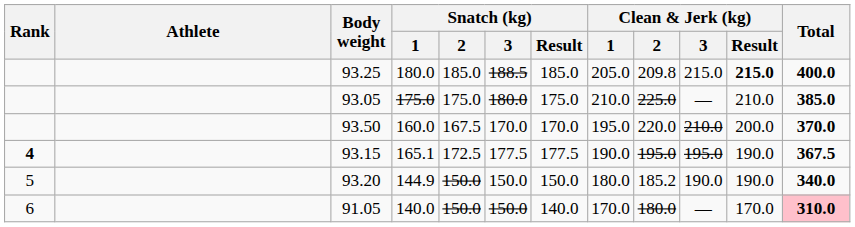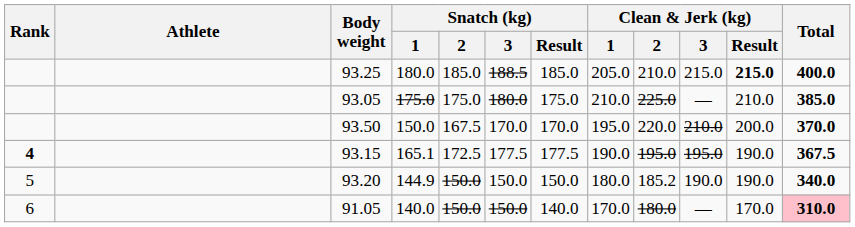(657, 72) 209.8 -> (657, 72) 210.0
(415, 126) 160.0 -> (415, 126) 150.0
